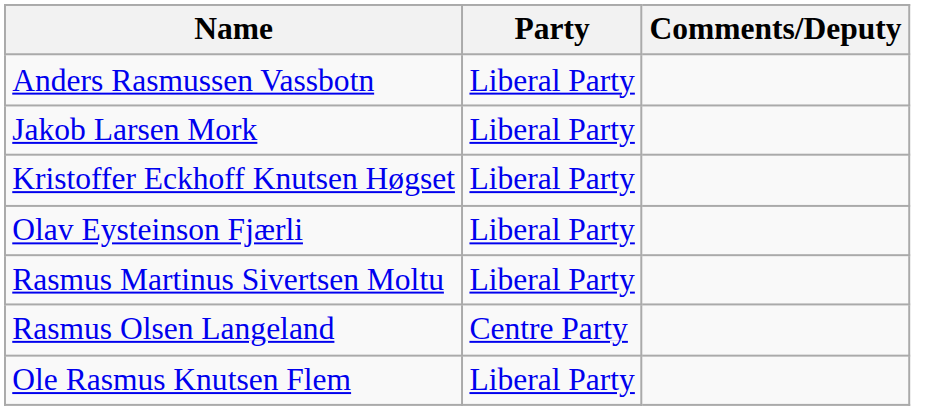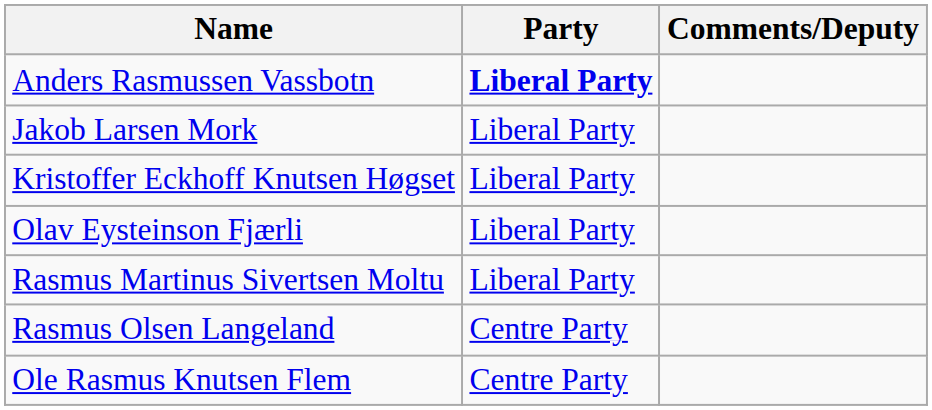(552, 79) normal -> (561, 79) bold
(552, 379) Liberal Party -> (549, 379) Centre Party
